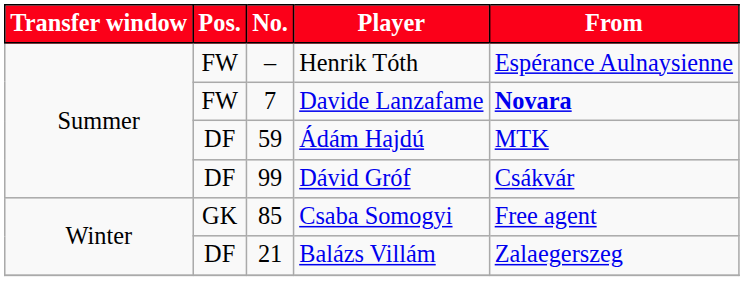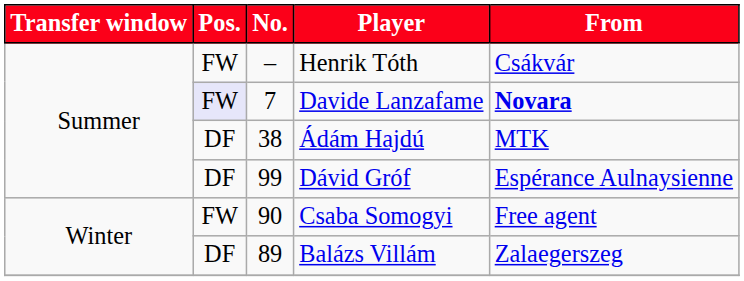(614, 62) Espérance Aulnaysienne -> (535, 62) Csákvár
(220, 100) no background -> (220, 100) lavender background
(270, 139) 59 -> (270, 139) 38
(535, 178) Csákvár -> (614, 178) Espérance Aulnaysienne
(220, 216) GK -> (220, 216) FW
(270, 216) 85 -> (270, 216) 90
(270, 255) 21 -> (270, 255) 89
